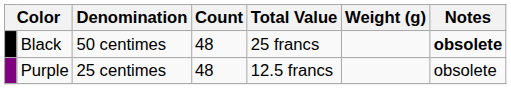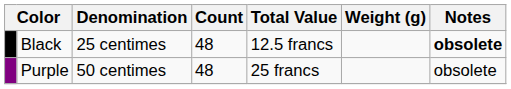(121, 44) 50 centimes -> (121, 44) 25 centimes
(285, 44) 25 francs -> (292, 44) 12.5 francs
(121, 70) 25 centimes -> (121, 70) 50 centimes
(292, 70) 12.5 francs -> (285, 70) 25 francs
